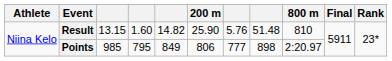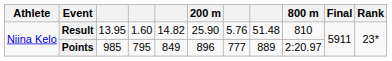(112, 31) 13.15 -> (112, 31) 13.95
(206, 48) 806 -> (206, 48) 896
(266, 48) 898 -> (266, 48) 889
